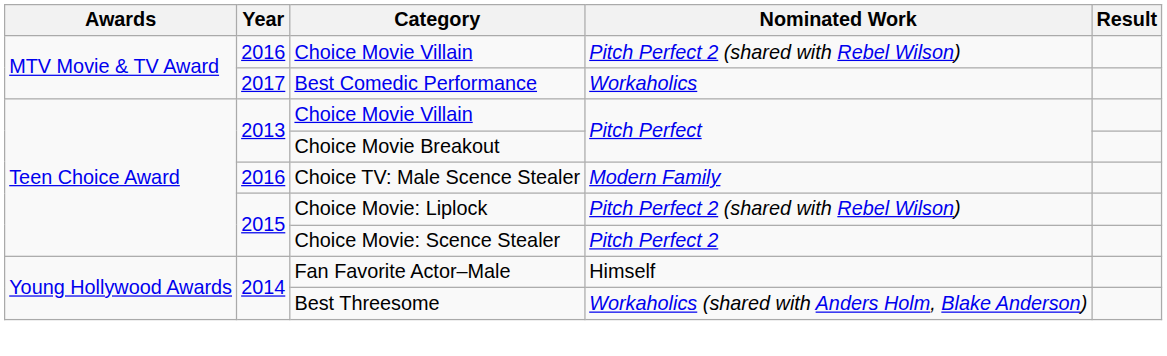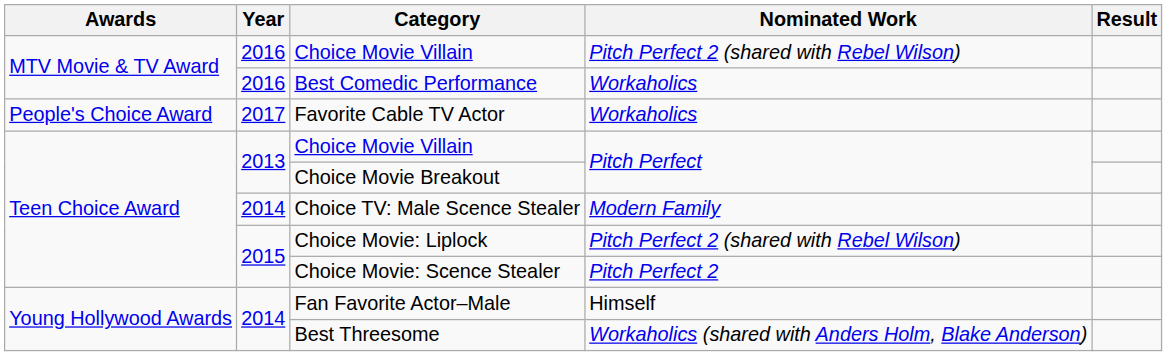(263, 83) 2017 -> (263, 83) 2016
+ row: (400, 114)
(263, 177) 2016 -> (263, 209) 2014
